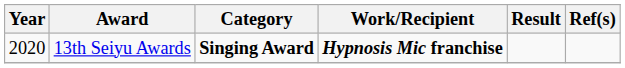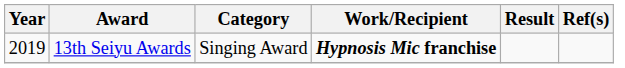(27, 47) 2020 -> (27, 47) 2019
(257, 47) bold -> (253, 47) normal
